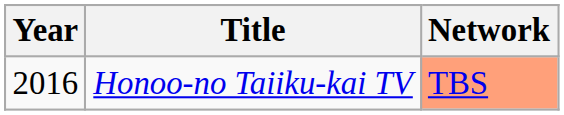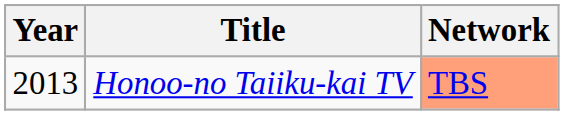(45, 82) 2016 -> (45, 82) 2013
